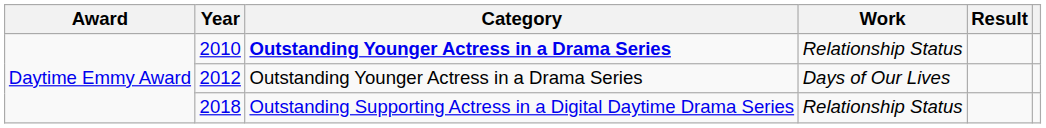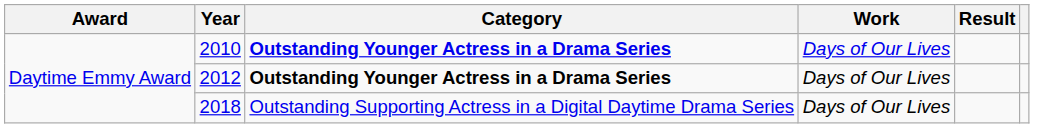(883, 48) Relationship Status -> (876, 48) Days of Our Lives
(446, 78) normal -> (460, 78) bold
(883, 107) Relationship Status -> (876, 107) Days of Our Lives
